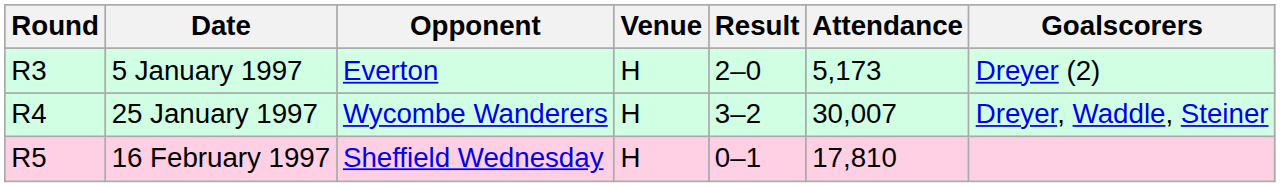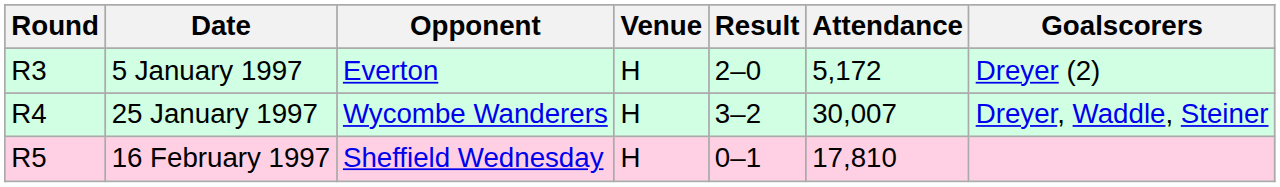(847, 70) 5,173 -> (847, 70) 5,172
